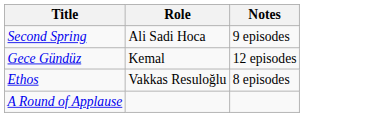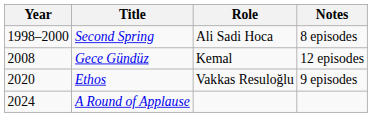+ column: (38, 15)
(261, 36) 9 episodes -> (329, 36) 8 episodes
(261, 79) 8 episodes -> (329, 79) 9 episodes
